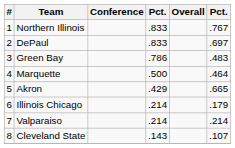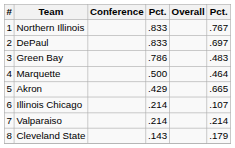(219, 105) .179 -> (219, 105) .107
(219, 136) .107 -> (219, 136) .179
